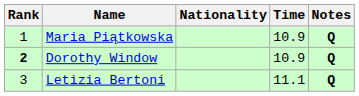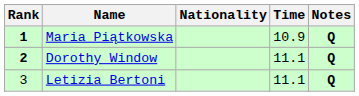(24, 37) normal -> (24, 37) bold
(289, 59) 10.9 -> (289, 59) 11.1
